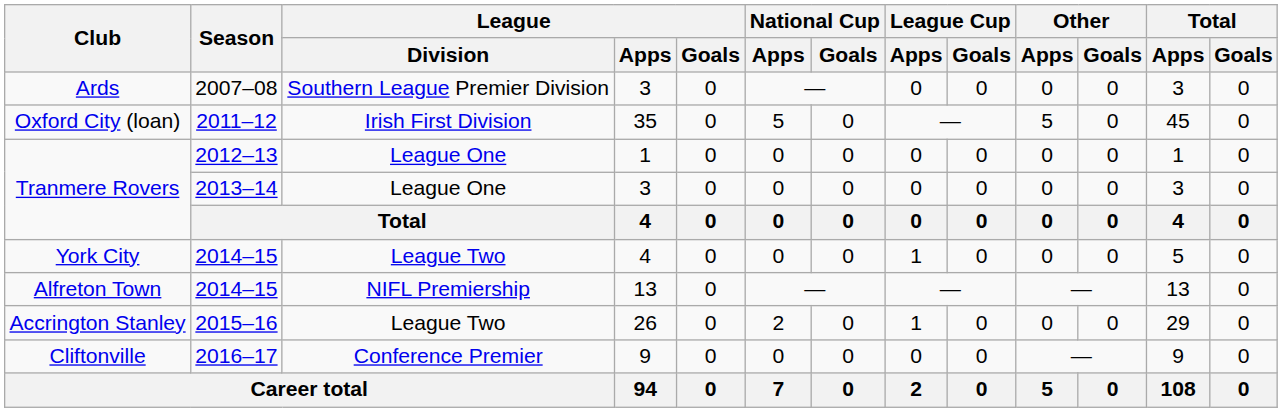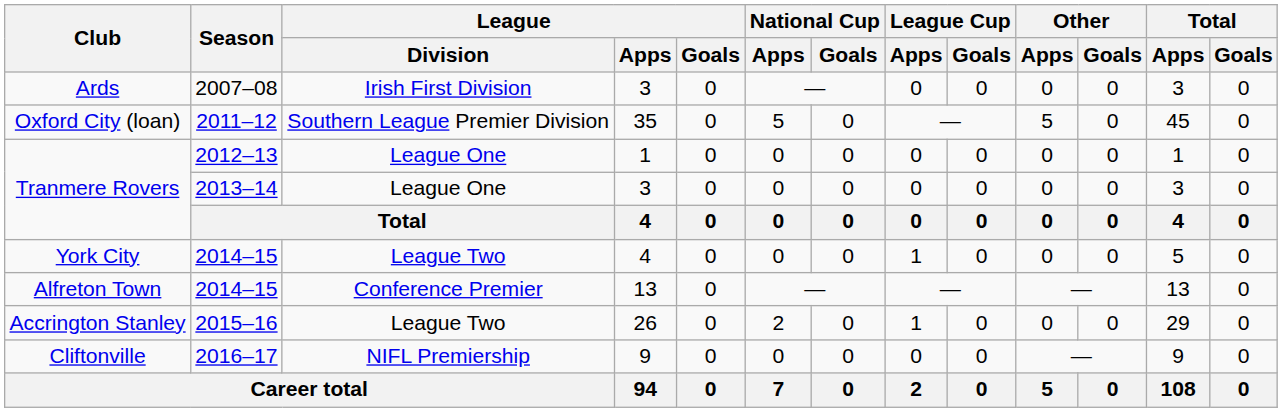(448, 88) Southern League Premier Division -> (448, 88) Irish First Division
(448, 121) Irish First Division -> (448, 121) Southern League Premier Division
(448, 289) NIFL Premiership -> (448, 289) Conference Premier
(448, 356) Conference Premier -> (448, 356) NIFL Premiership
